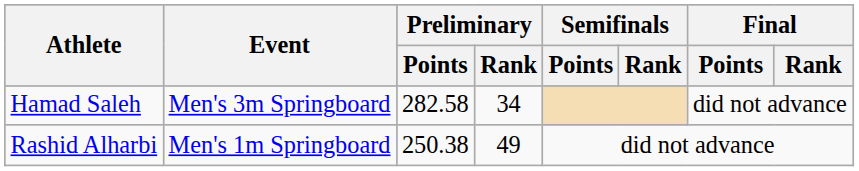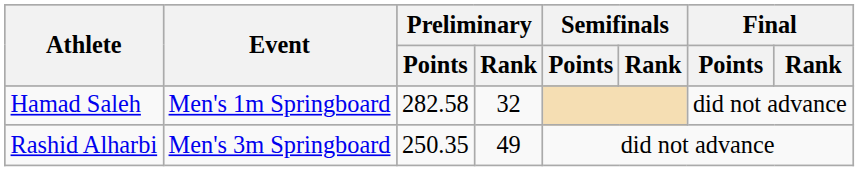(280, 105) Men's 3m Springboard -> (280, 105) Men's 1m Springboard
(509, 105) 34 -> (509, 105) 32
(280, 145) Men's 1m Springboard -> (280, 145) Men's 3m Springboard
(435, 145) 250.38 -> (435, 145) 250.35
